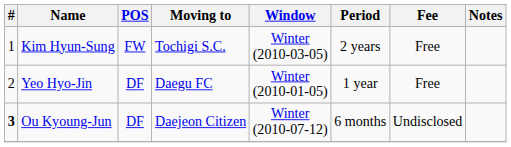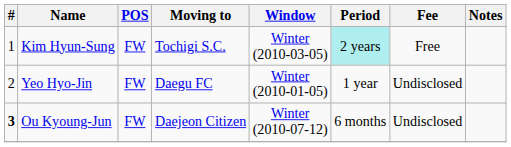(360, 45) no background -> (360, 45) paleturquoise background
(135, 84) DF -> (135, 84) FW
(428, 84) Free -> (428, 84) Undisclosed
(135, 122) DF -> (135, 122) FW
